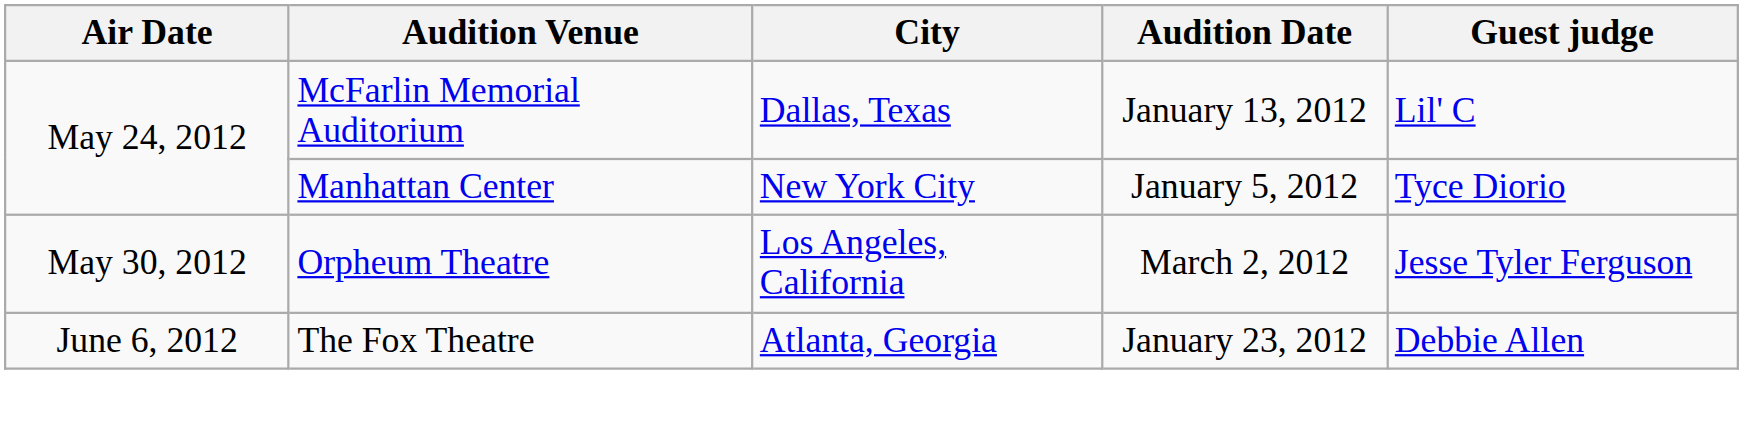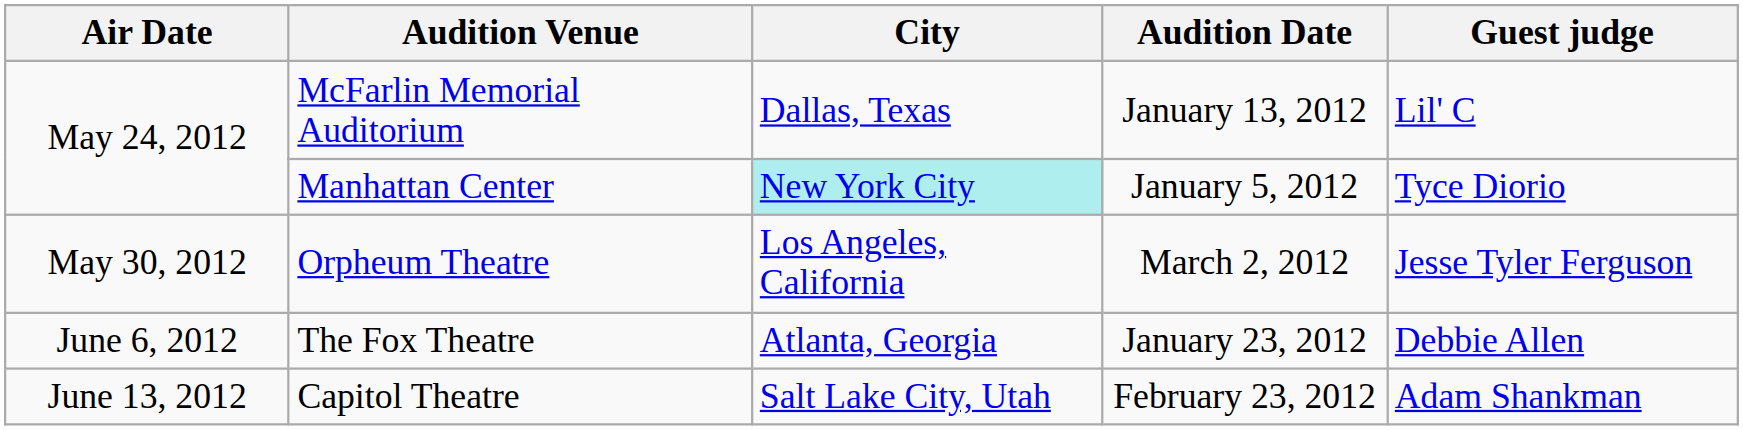(867, 186) no background -> (867, 186) paleturquoise background
+ row: (409, 396)
